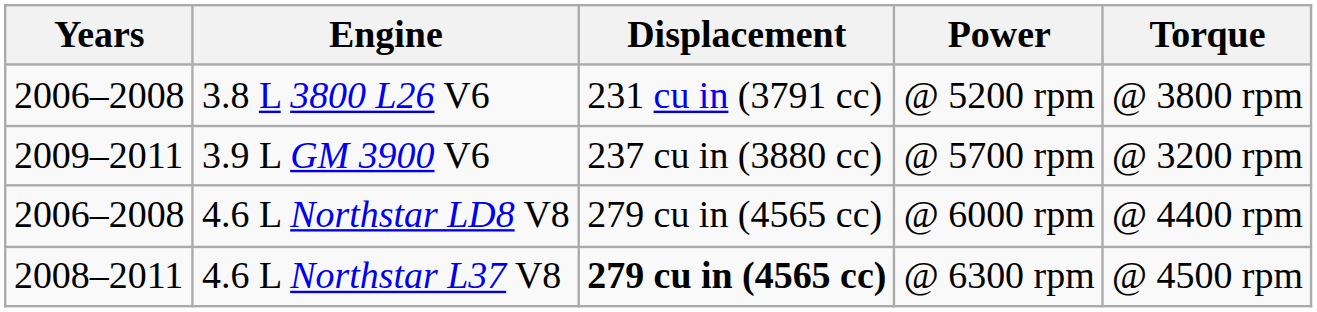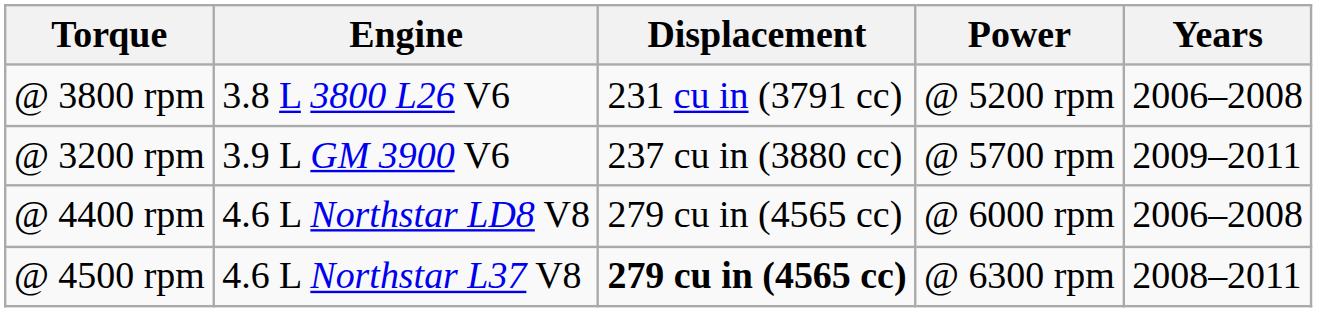columns swapped: (99, 34) <-> (1208, 34)
